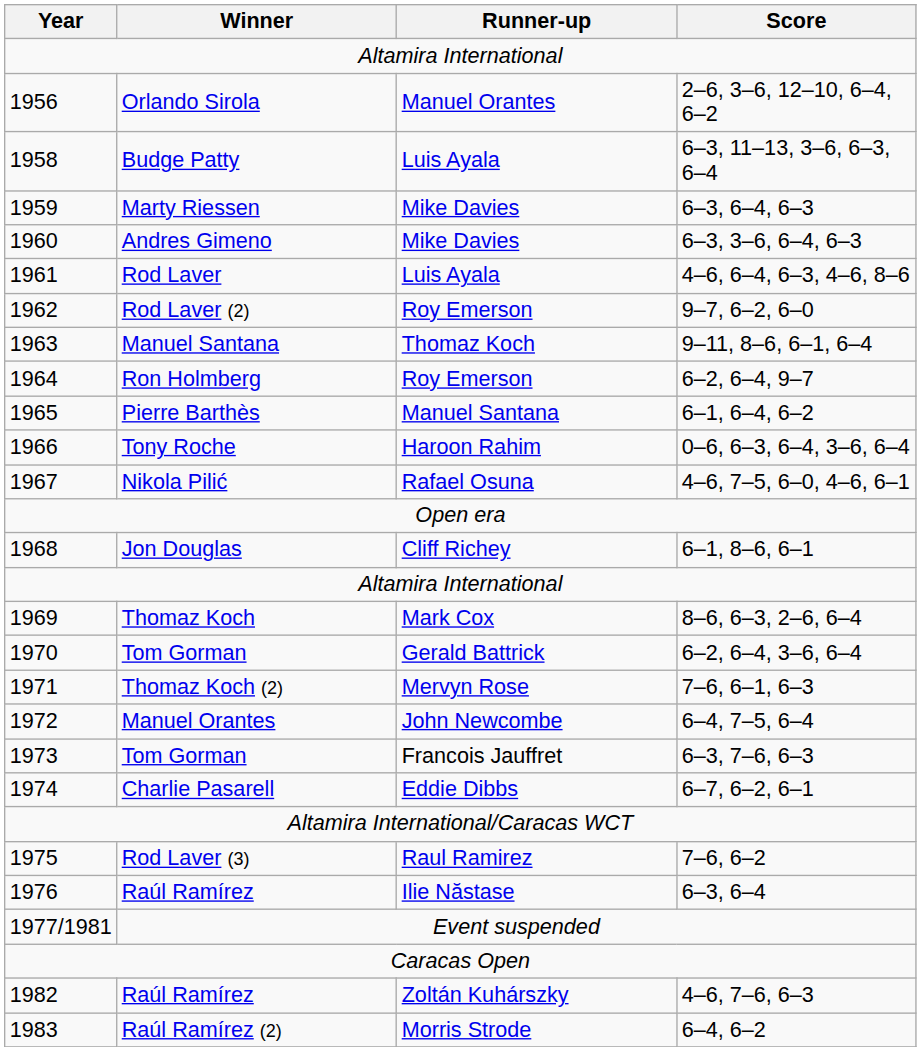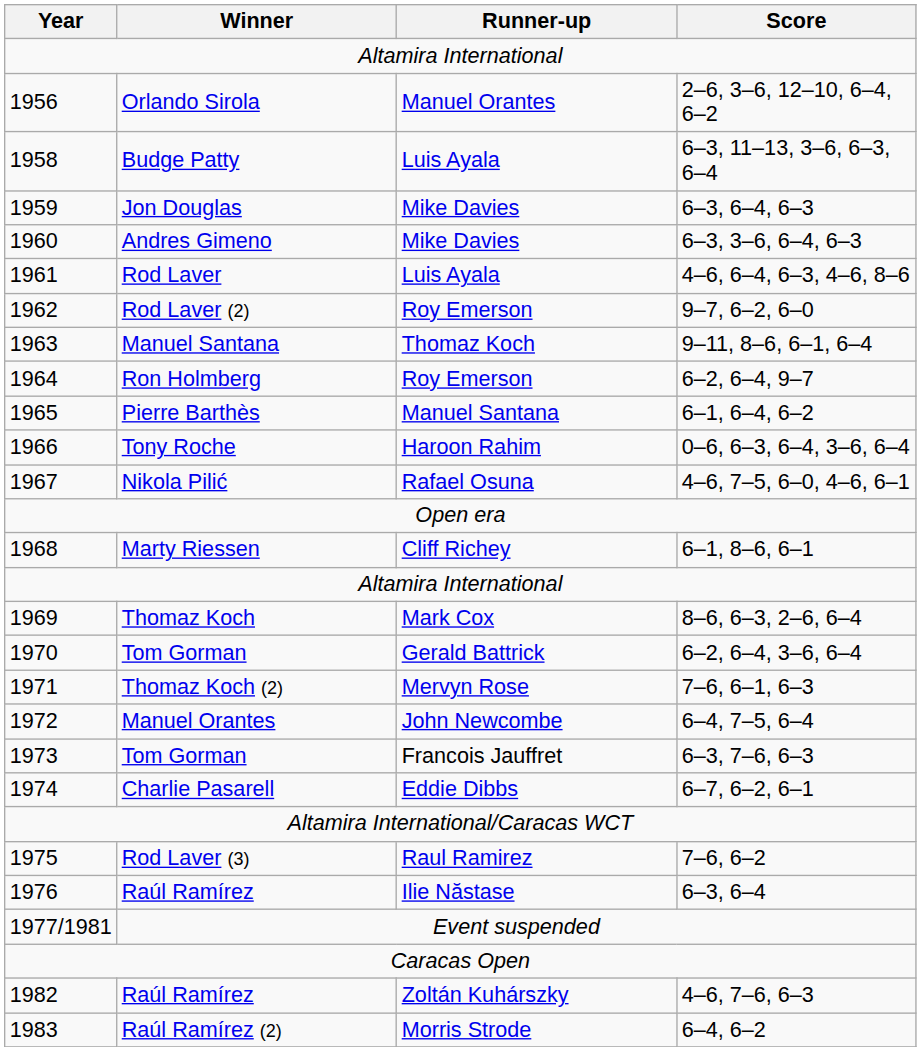(191, 207) Marty Riessen -> (182, 207) Jon Douglas
(182, 549) Jon Douglas -> (191, 549) Marty Riessen
